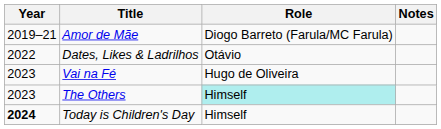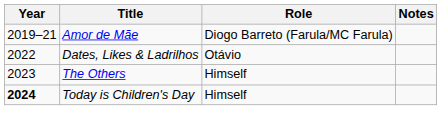- row: (89, 74)
(226, 94) paleturquoise background -> (226, 74) no background
